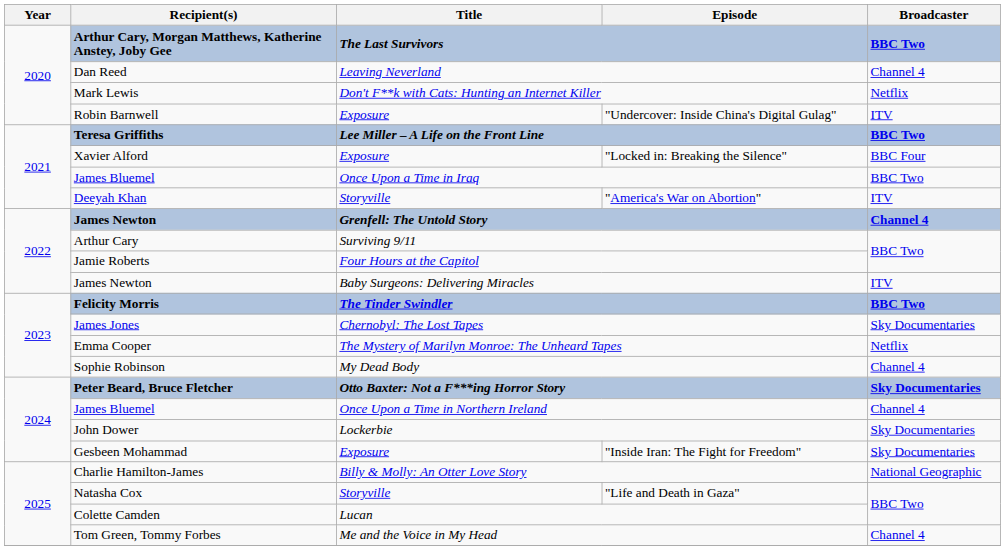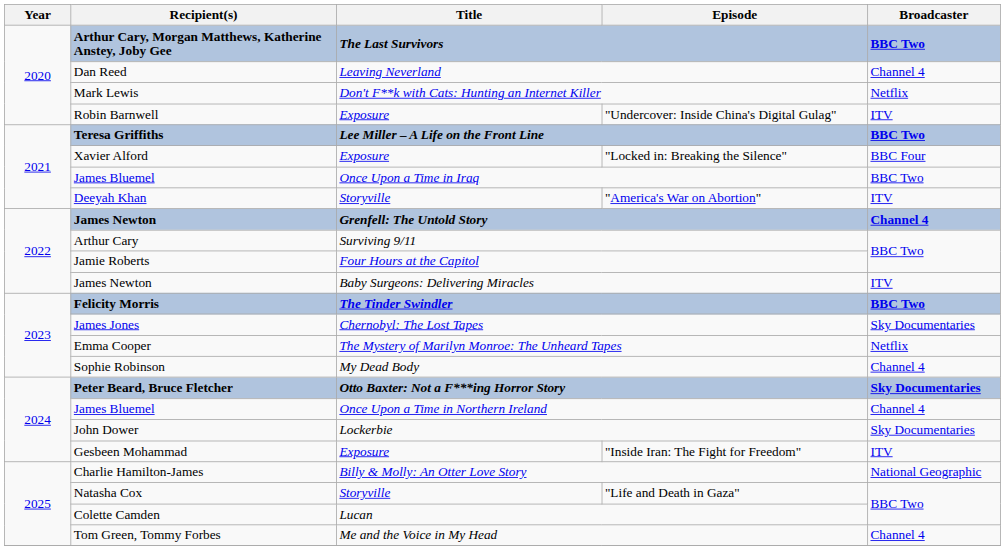(923, 451) Sky Documentaries -> (882, 451) ITV
